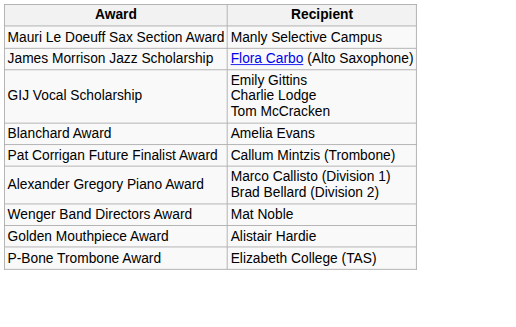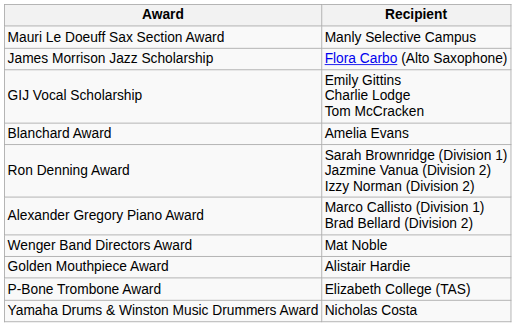- row: (113, 155)
+ row: (69, 170)
+ row: (163, 311)
